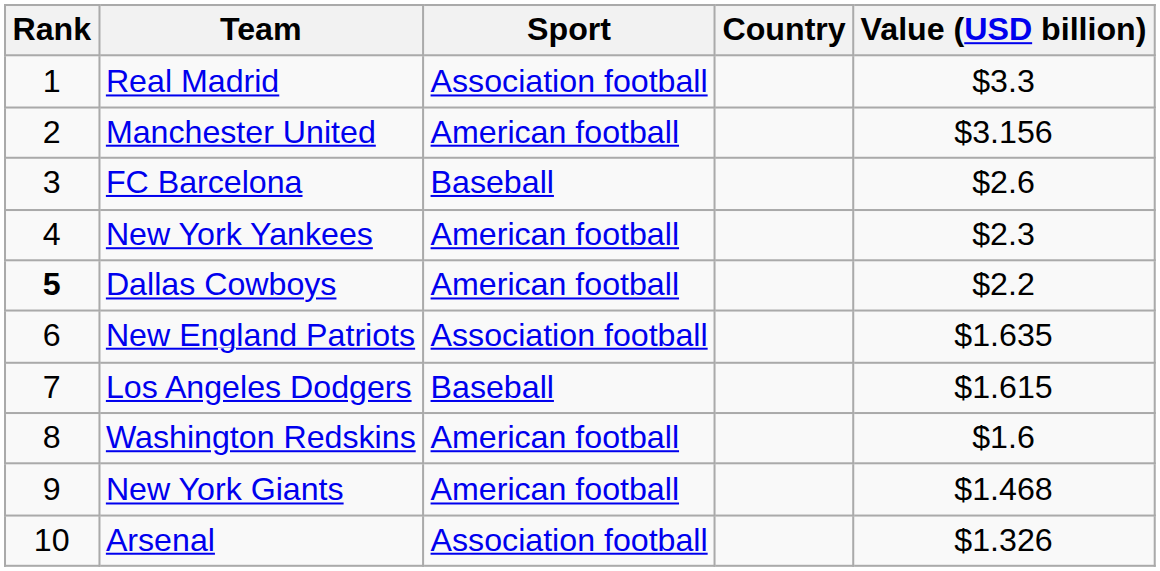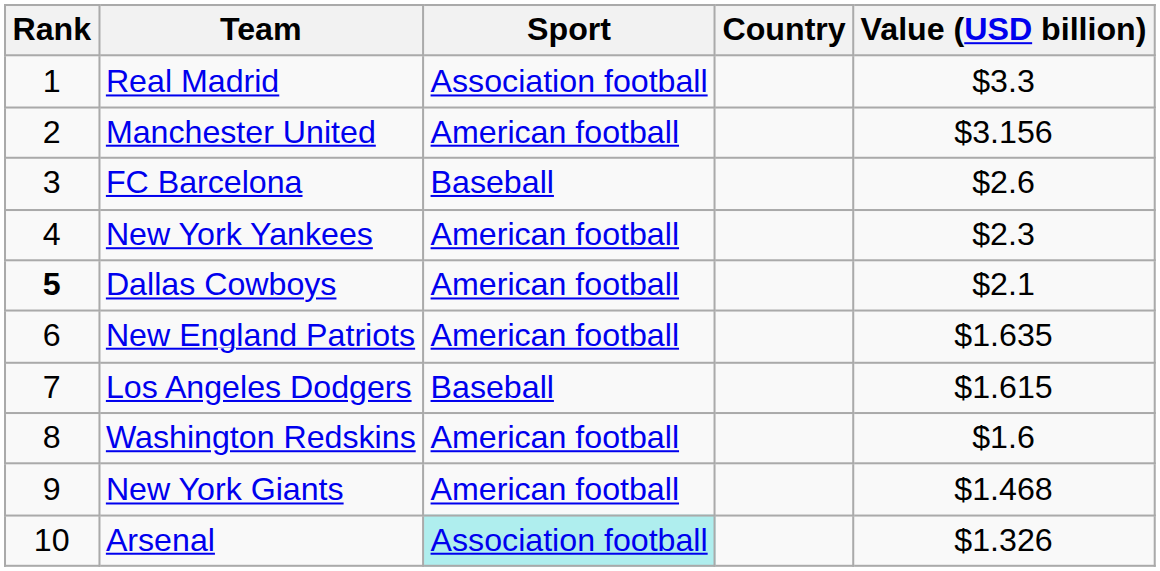(1004, 285) $2.2 -> (1004, 285) $2.1
(569, 336) Association football -> (555, 336) American football
(569, 540) no background -> (569, 540) paleturquoise background
